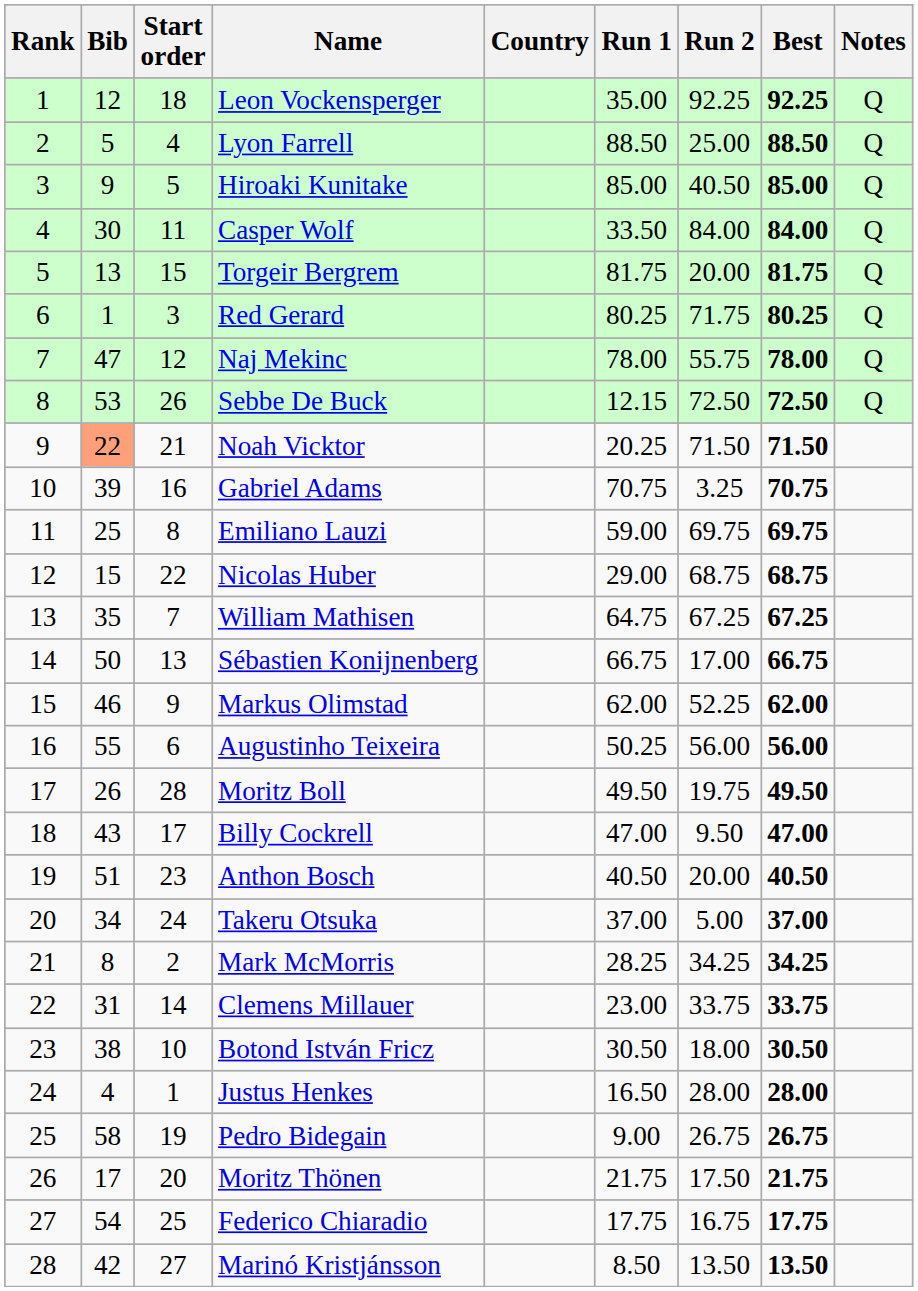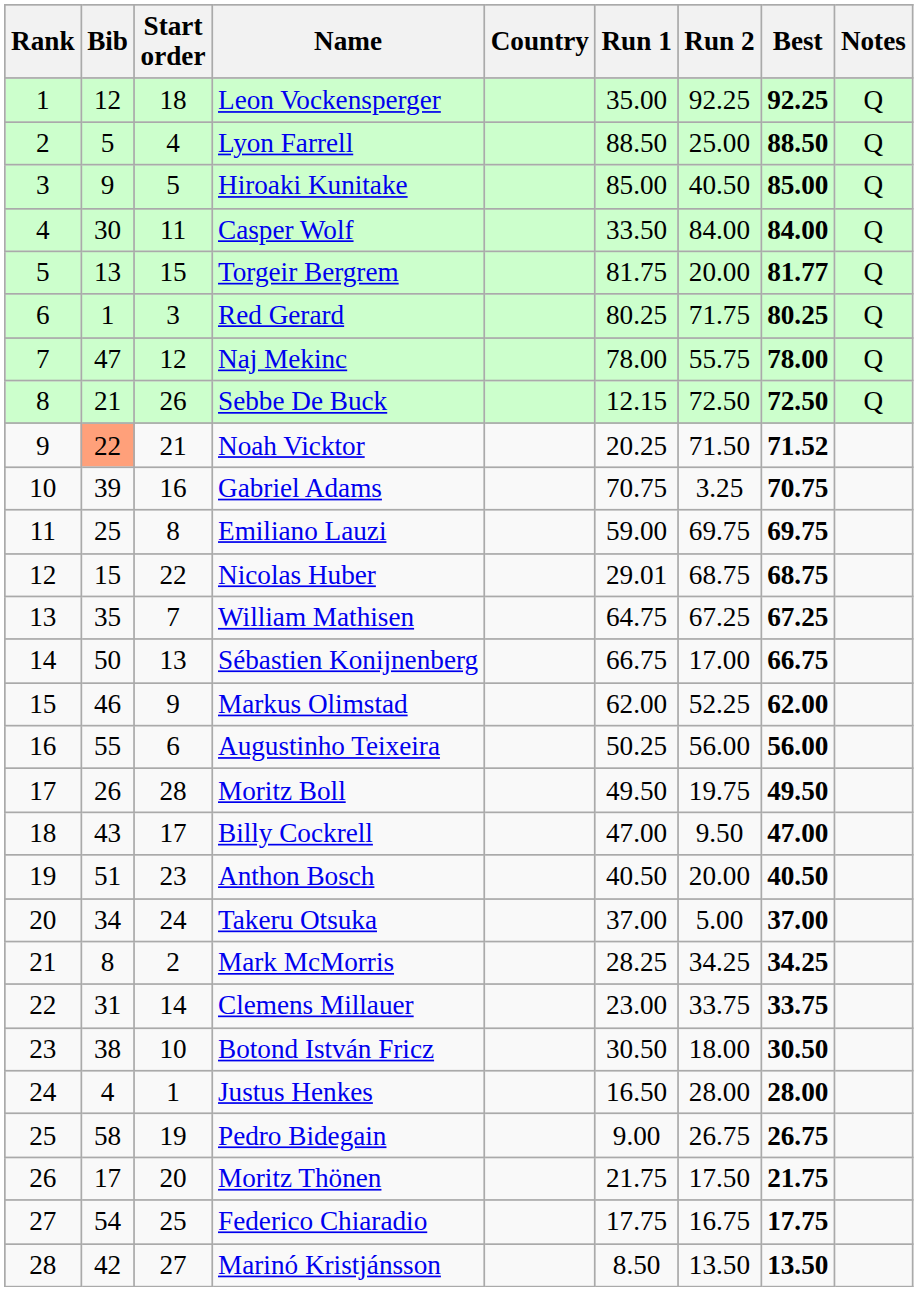(798, 272) 81.75 -> (798, 272) 81.77
(108, 401) 53 -> (108, 401) 21
(798, 444) 71.50 -> (798, 444) 71.52
(637, 574) 29.00 -> (637, 574) 29.01
